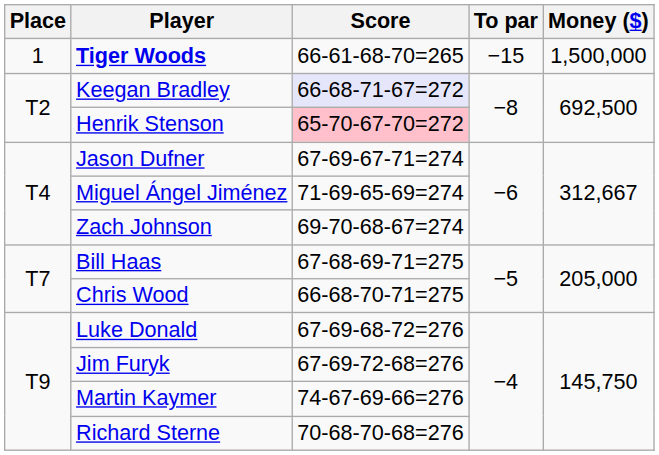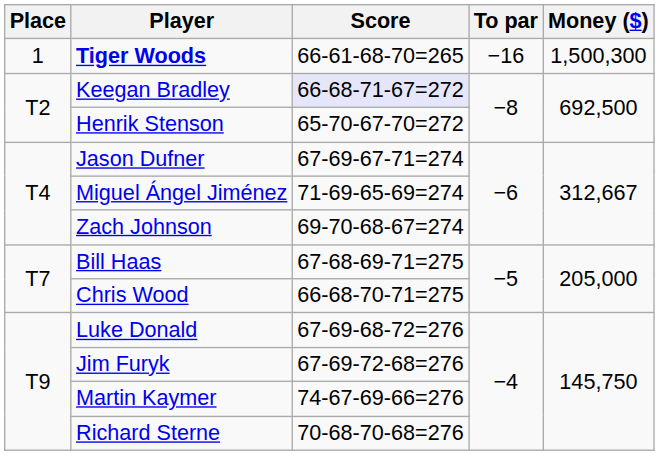(506, 55) −15 -> (506, 55) −16
(598, 55) 1,500,000 -> (598, 55) 1,500,300
(381, 124) pink background -> (381, 124) no background
